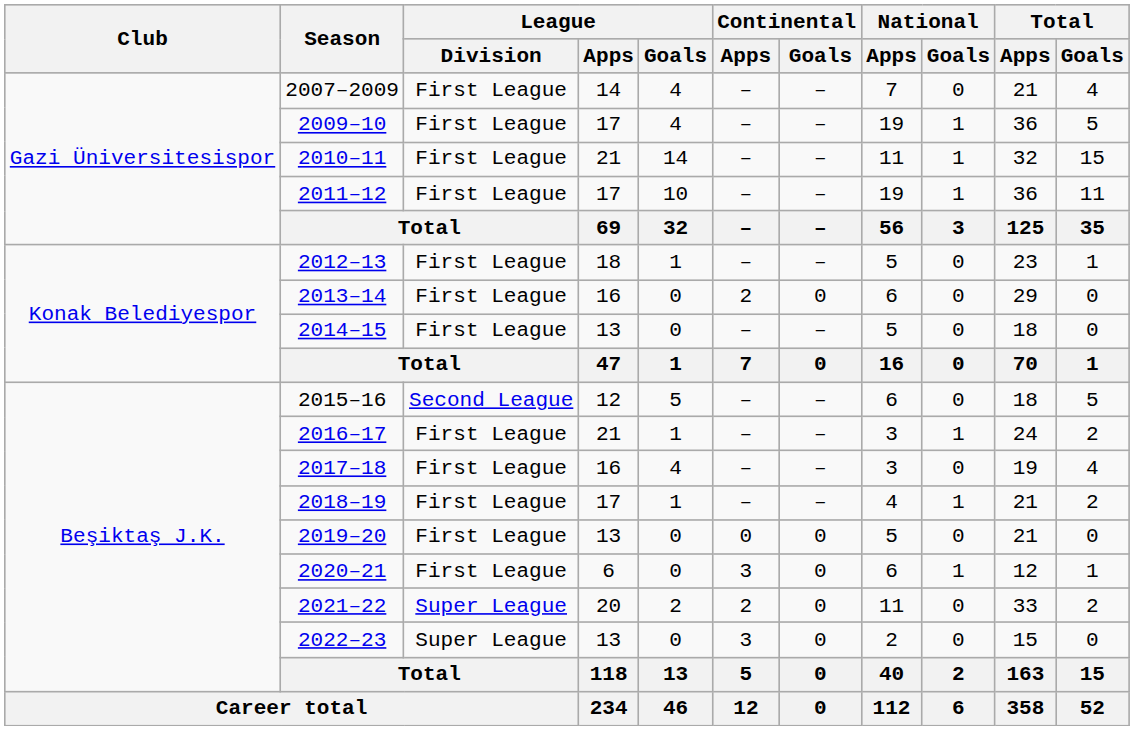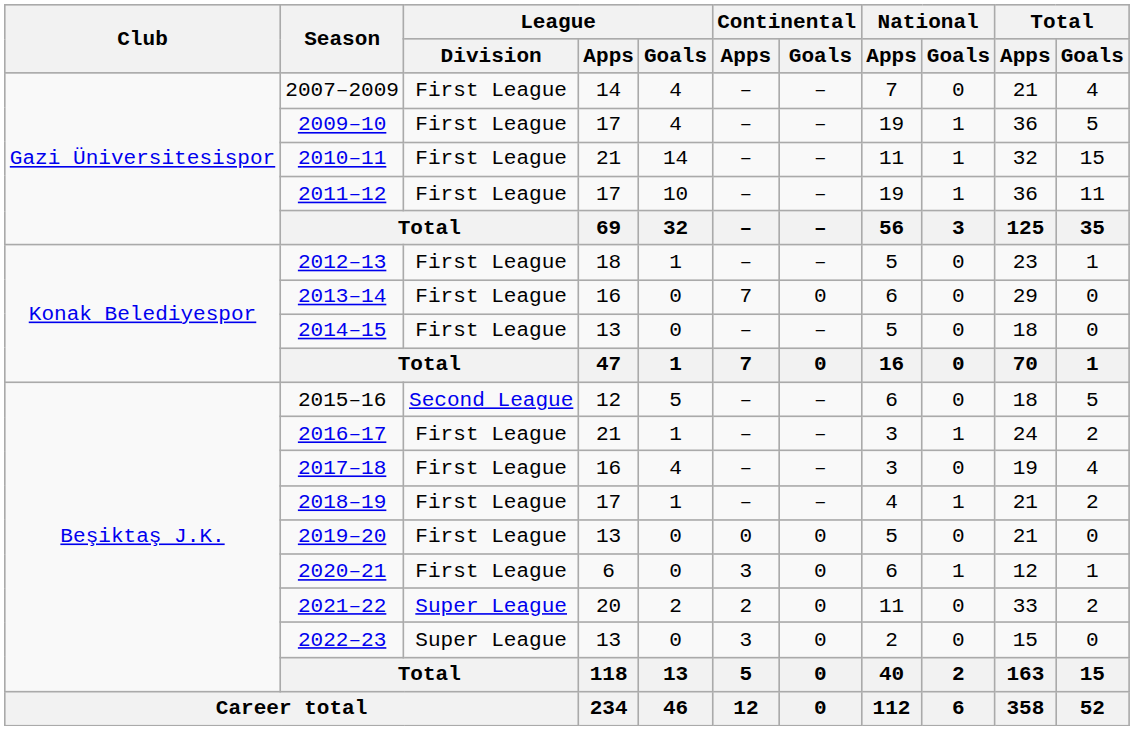(746, 297) 2 -> (746, 297) 7
